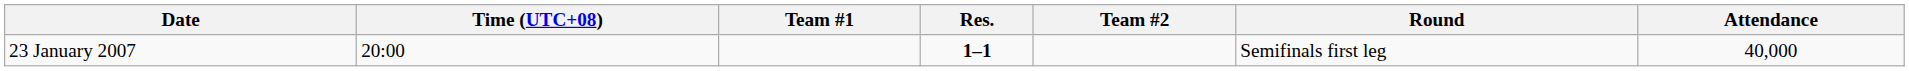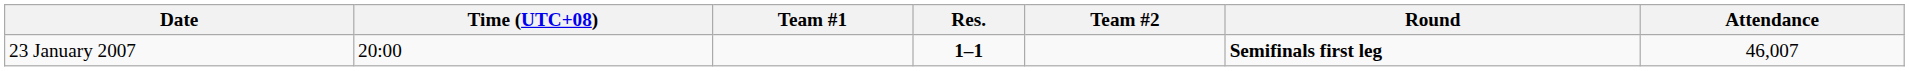(1313, 50) normal -> (1306, 50) bold
(1771, 50) 40,000 -> (1772, 50) 46,007
